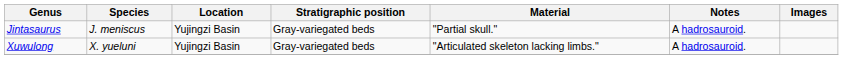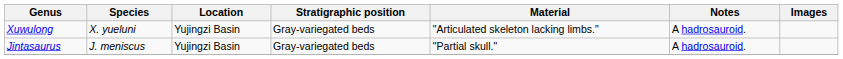rows swapped: (34, 29) <-> (30, 46)
